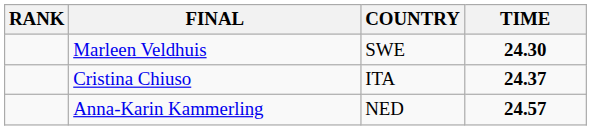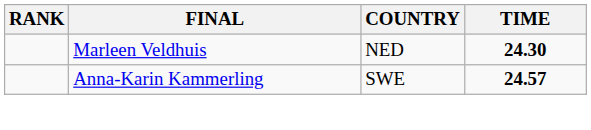(385, 49) SWE -> (385, 49) NED
- row: (132, 79)
(385, 109) NED -> (385, 79) SWE
